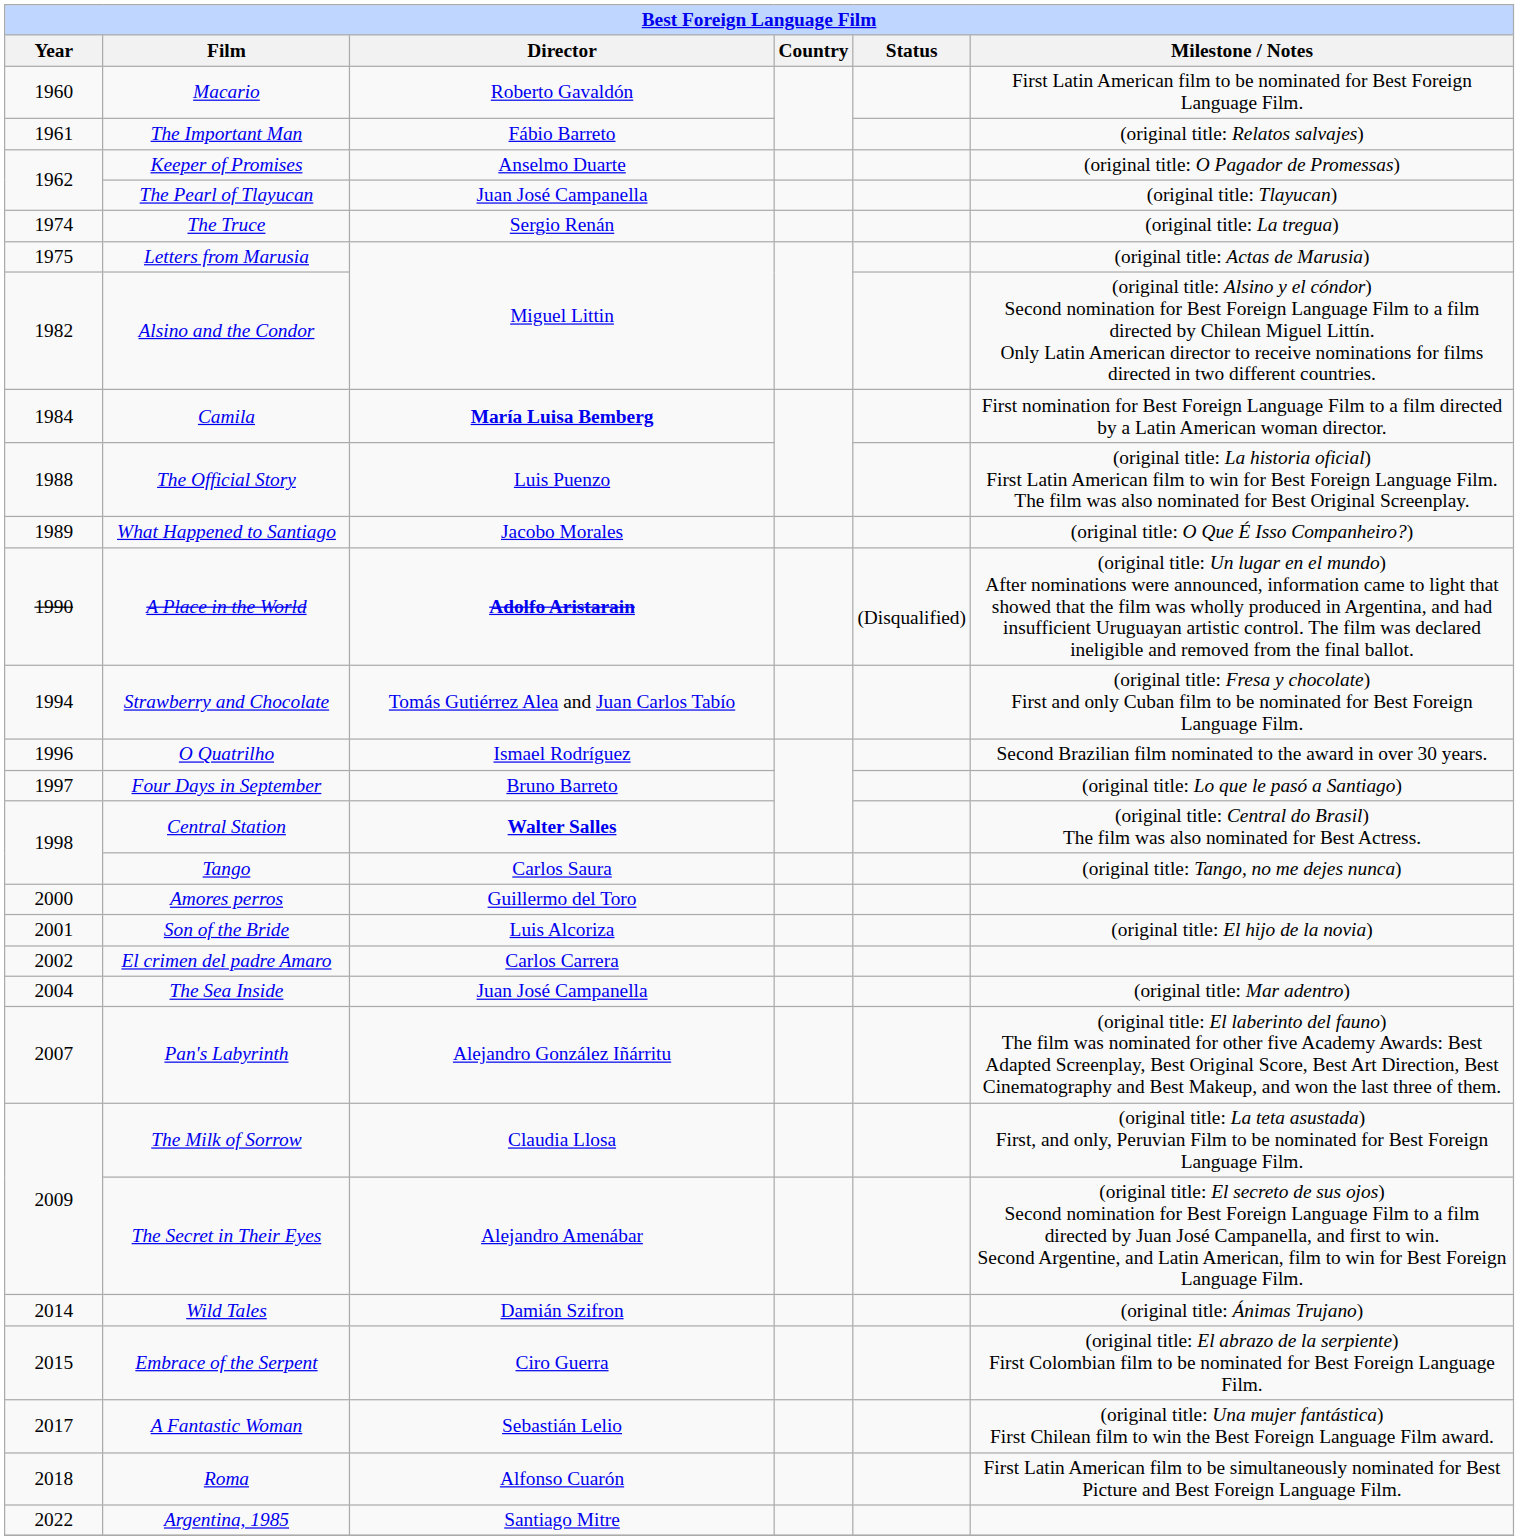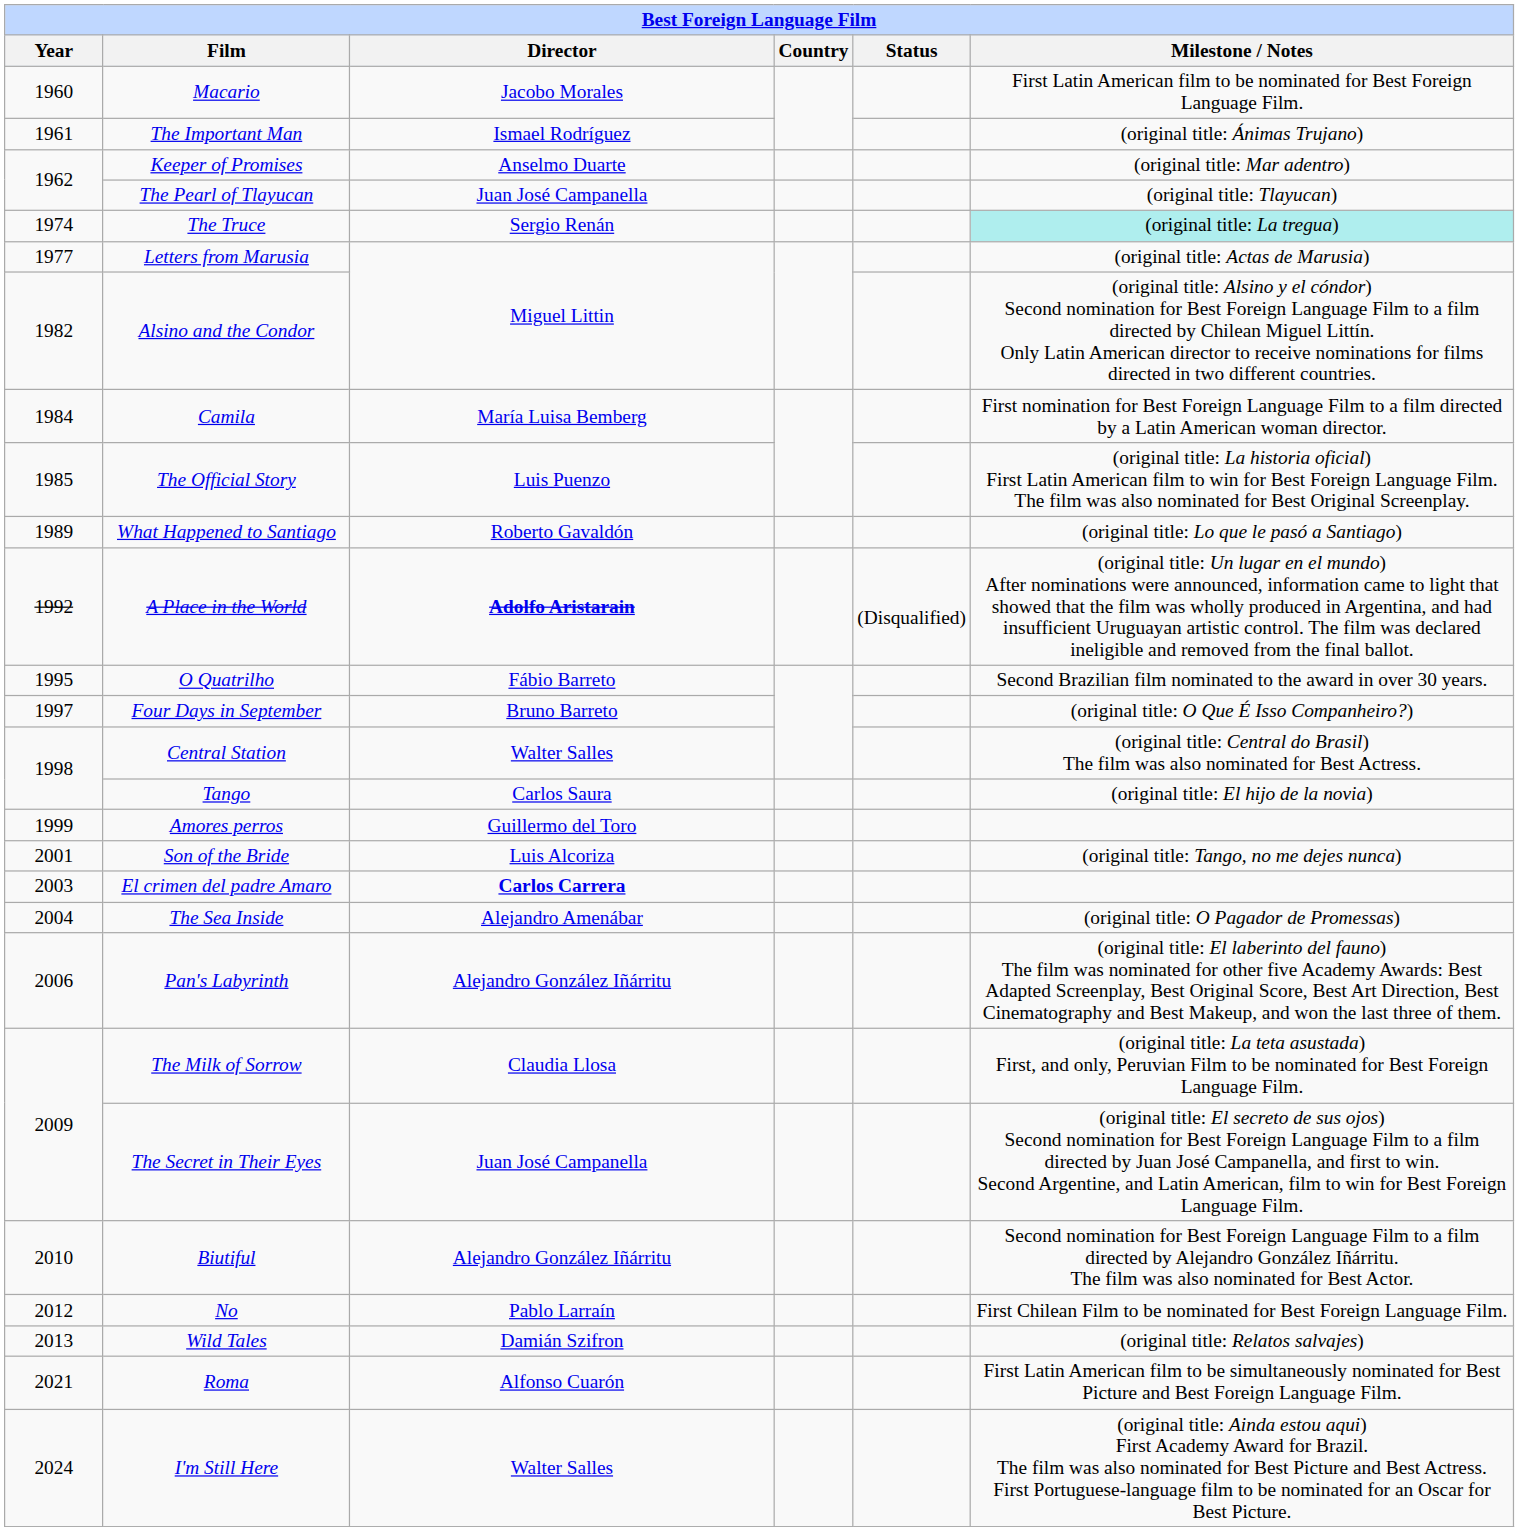(562, 92) Roberto Gavaldón -> (562, 92) Jacobo Morales
(562, 133) Fábio Barreto -> (562, 133) Ismael Rodríguez
(1242, 133) (original title: Relatos salvajes) -> (1242, 133) (original title: Ánimas Trujano)
(1242, 164) (original title: O Pagador de Promessas) -> (1242, 164) (original title: Mar adentro)
(1242, 225) no background -> (1242, 225) paleturquoise background
(54, 256) 1975 -> (54, 256) 1977
(562, 415) bold -> (562, 415) normal
(54, 479) 1988 -> (54, 479) 1985
(562, 531) Jacobo Morales -> (562, 531) Roberto Gavaldón
(1242, 531) (original title: O Que É Isso Companheiro?) -> (1242, 531) (original title: Lo que le pasó a Santiago)
(54, 606) 1990 -> (54, 606) 1992
- row: (226, 702)
(54, 754) 1996 -> (54, 680) 1995
(562, 754) Ismael Rodríguez -> (562, 680) Fábio Barreto
(1242, 785) (original title: Lo que le pasó a Santiago) -> (1242, 711) (original title: O Que É Isso Companheiro?)
(562, 826) bold -> (562, 752) normal
(1242, 868) (original title: Tango, no me dejes nunca) -> (1242, 794) (original title: El hijo de la novia)
(54, 899) 2000 -> (54, 824) 1999
(1242, 929) (original title: El hijo de la novia) -> (1242, 855) (original title: Tango, no me dejes nunca)
(54, 960) 2002 -> (54, 886) 2003
(562, 960) normal -> (562, 886) bold
(562, 991) Juan José Campanella -> (562, 917) Alejandro Amenábar
(1242, 991) (original title: Mar adentro) -> (1242, 917) (original title: O Pagador de Promessas)
(54, 1054) 2007 -> (54, 980) 2006
(562, 1235) Alejandro Amenábar -> (562, 1161) Juan José Campanella
+ row: (226, 1257)
+ row: (226, 1310)
(54, 1310) 2014 -> (54, 1340) 2013
(1242, 1310) (original title: Ánimas Trujano) -> (1242, 1340) (original title: Relatos salvajes)
- row: (226, 1362)
- row: (226, 1426)
(54, 1478) 2018 -> (54, 1382) 2021
- row: (226, 1520)
+ row: (226, 1467)
